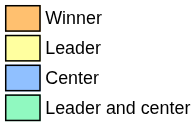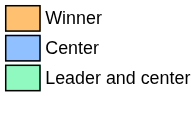- row: (73, 48)
